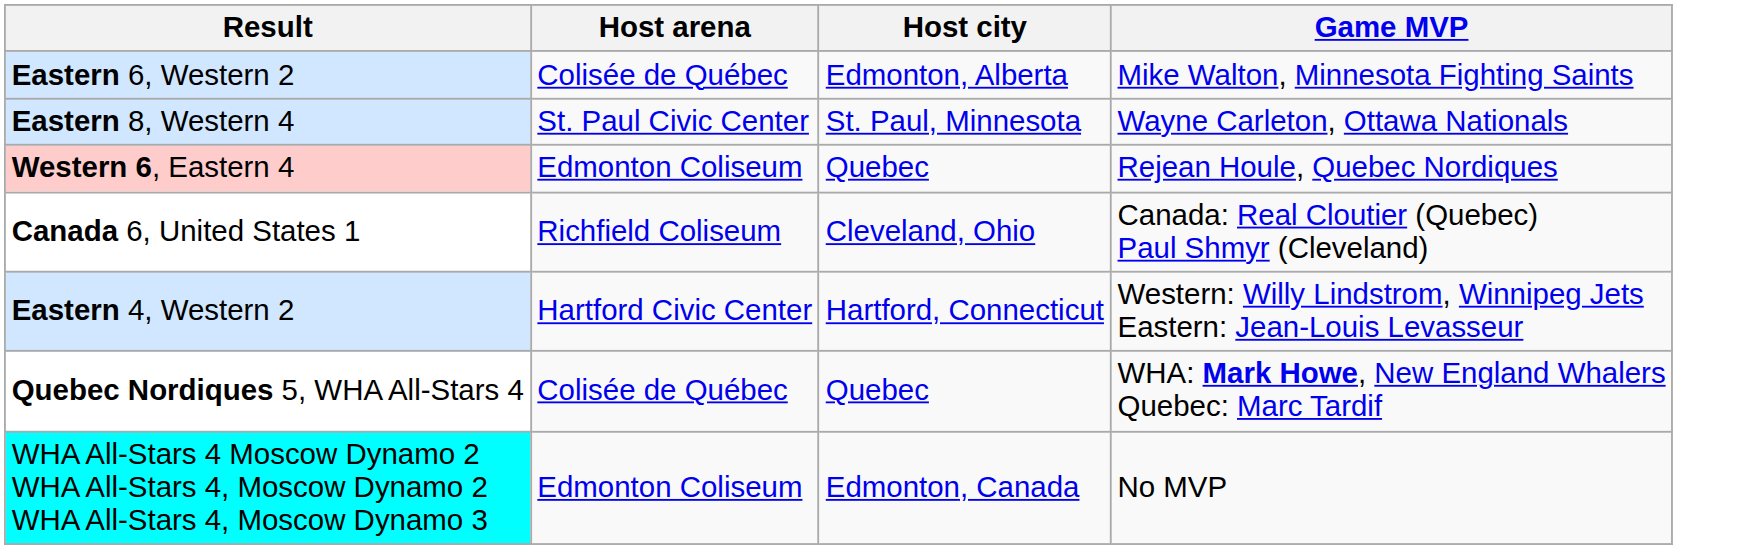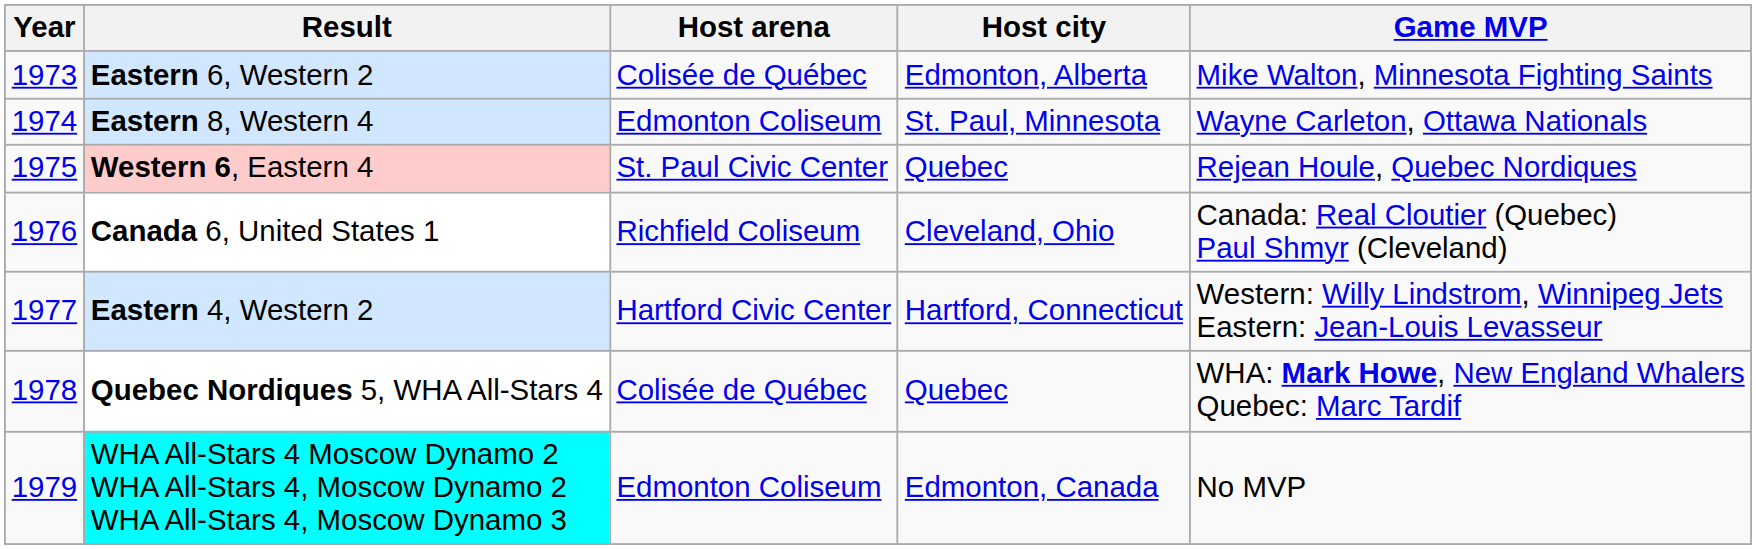+ column: (44, 27)
(673, 121) St. Paul Civic Center -> (749, 121) Edmonton Coliseum
(670, 167) Edmonton Coliseum -> (752, 167) St. Paul Civic Center
